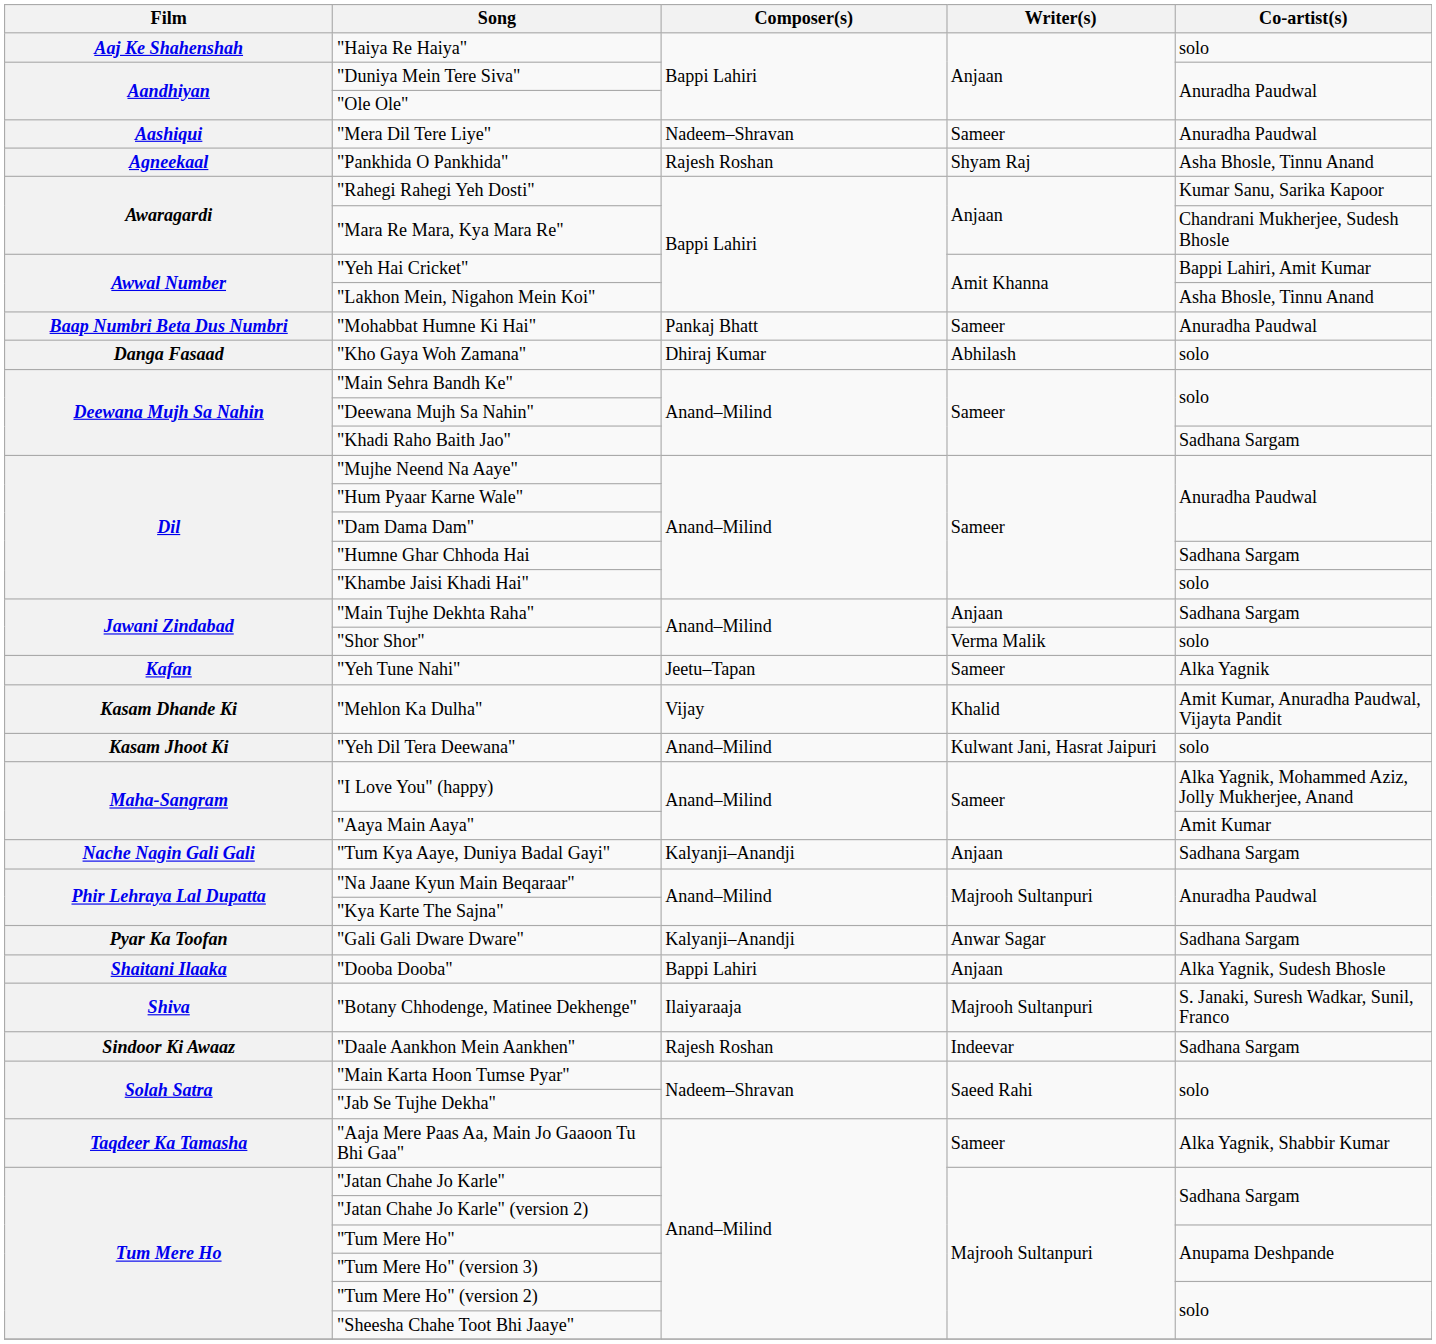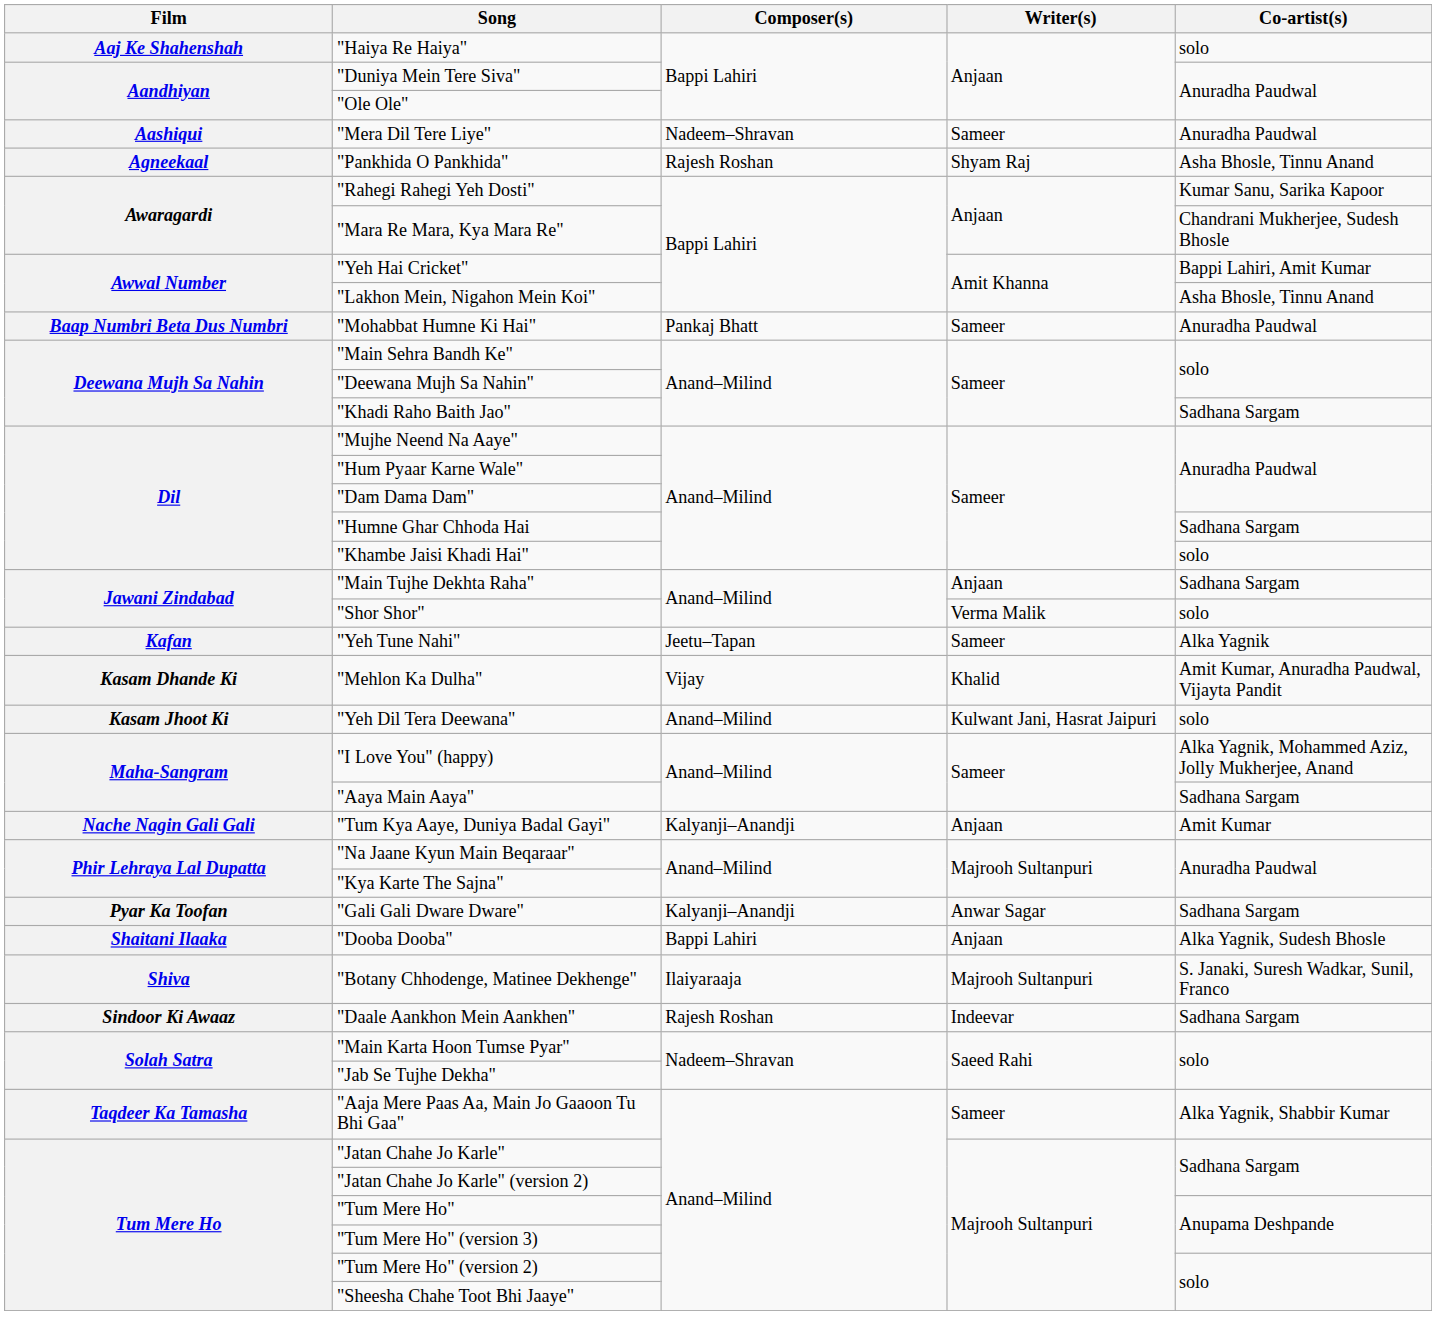- row: (432, 354)
(1225, 825) Amit Kumar -> (1239, 796) Sadhana Sargam
(1239, 854) Sadhana Sargam -> (1225, 825) Amit Kumar
